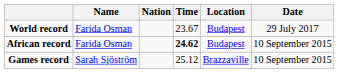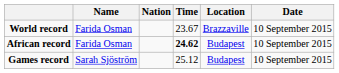(226, 28) Budapest -> (226, 28) Brazzaville
(293, 28) 29 July 2017 -> (293, 28) 10 September 2015
(226, 60) Brazzaville -> (226, 60) Budapest
